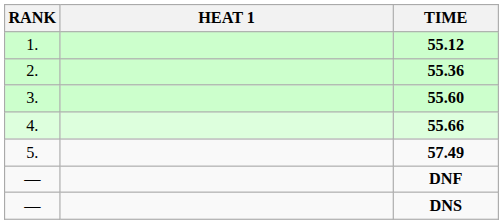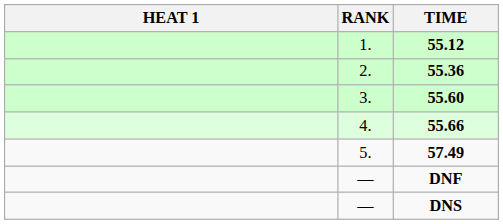columns swapped: (32, 18) <-> (227, 18)
